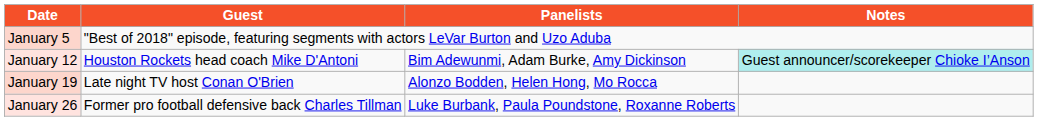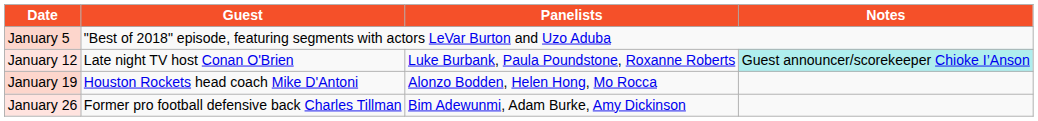(221, 60) Houston Rockets head coach Mike D'Antoni -> (189, 60) Late night TV host Conan O'Brien
(547, 60) Bim Adewunmi, Adam Burke, Amy Dickinson -> (572, 60) Luke Burbank, Paula Poundstone, Roxanne Roberts
(189, 82) Late night TV host Conan O'Brien -> (221, 82) Houston Rockets head coach Mike D'Antoni
(572, 104) Luke Burbank, Paula Poundstone, Roxanne Roberts -> (547, 104) Bim Adewunmi, Adam Burke, Amy Dickinson
